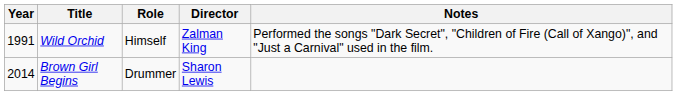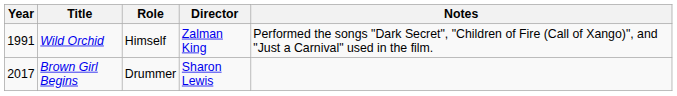(21, 74) 2014 -> (21, 74) 2017
